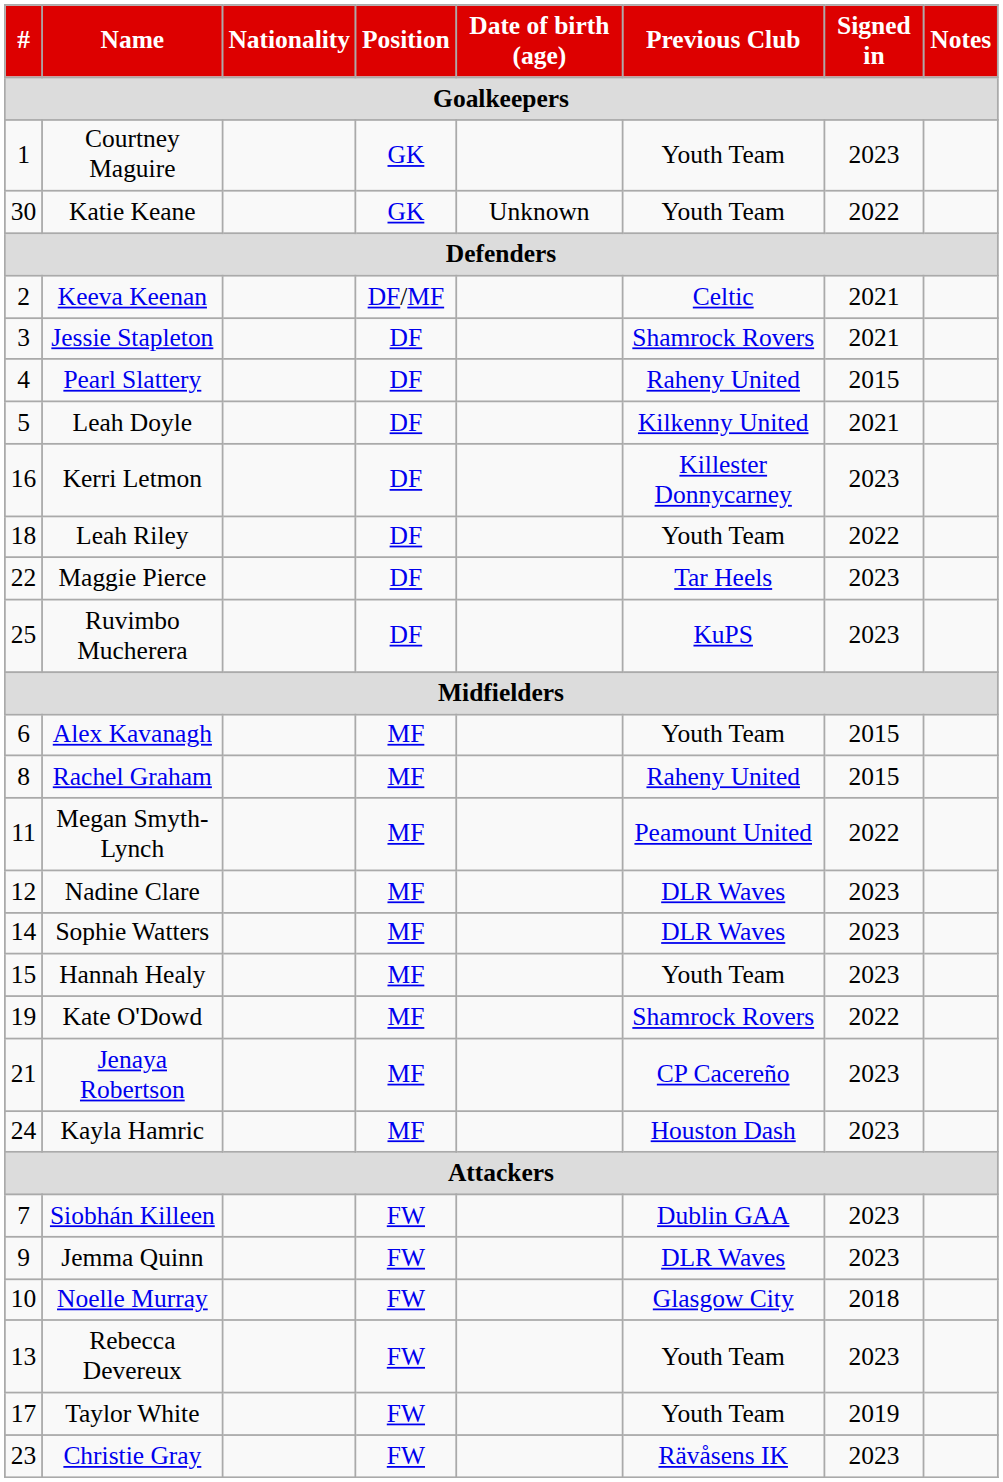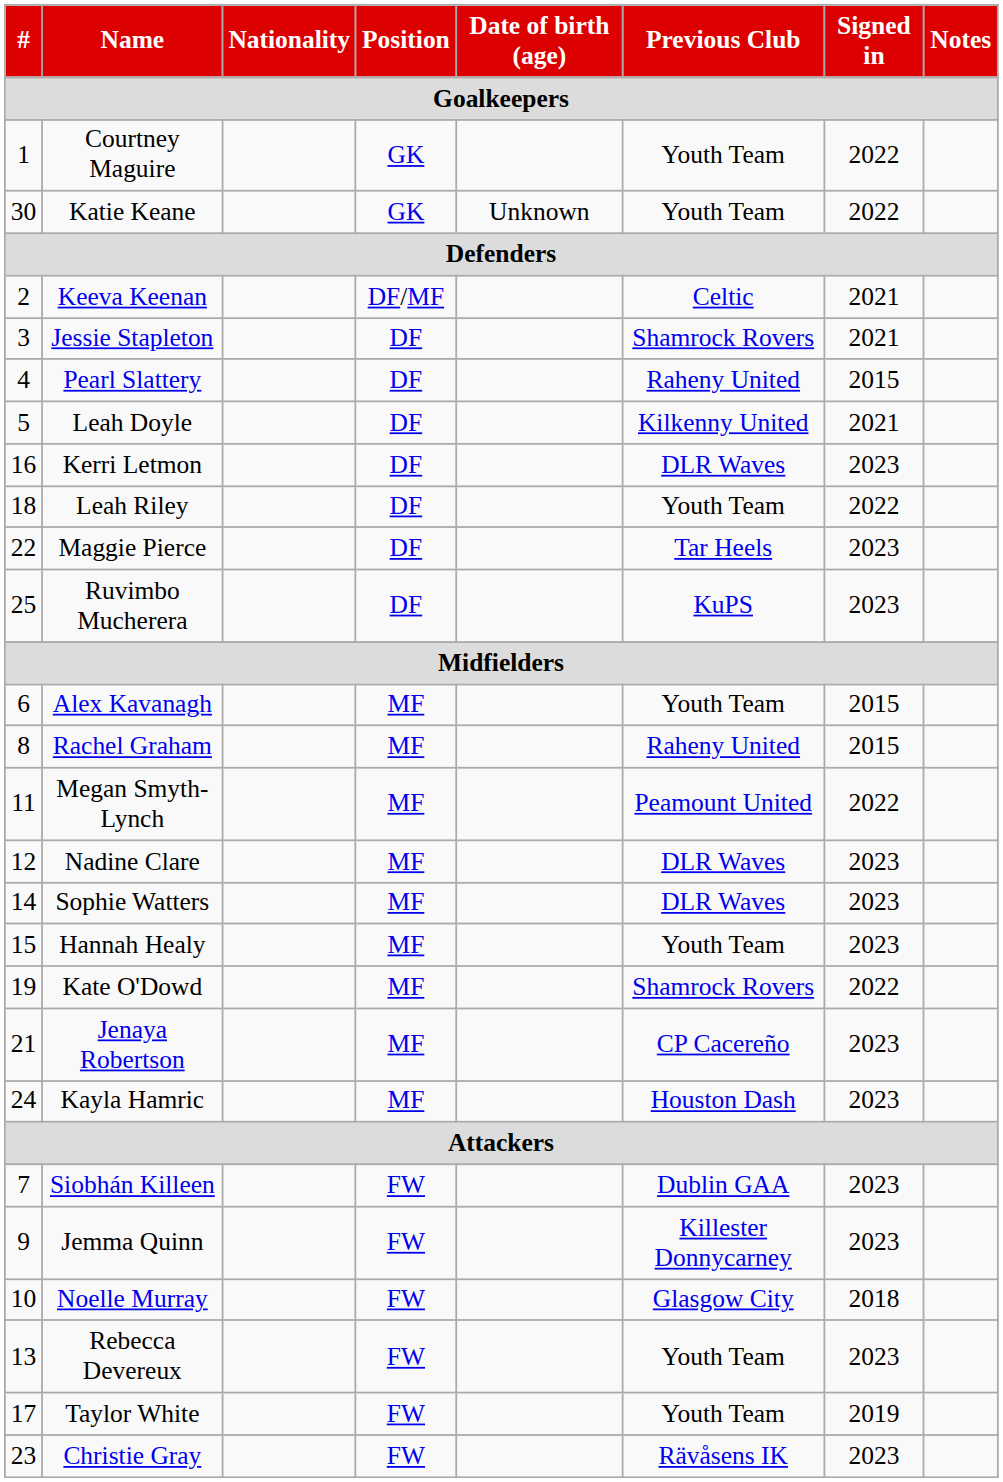(874, 155) 2023 -> (874, 155) 2022
(723, 479) Killester Donnycarney -> (723, 464) DLR Waves
(723, 1257) DLR Waves -> (723, 1242) Killester Donnycarney
